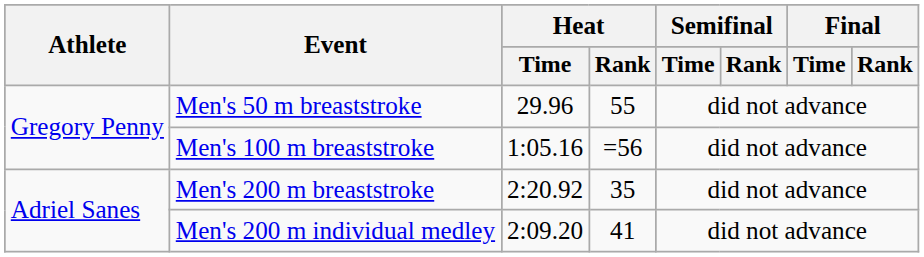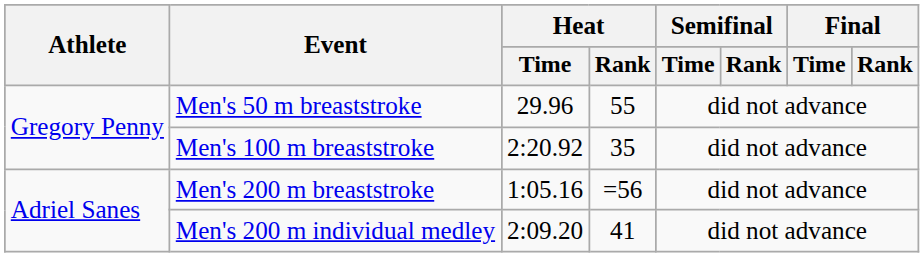(545, 148) 1:05.16 -> (545, 148) 2:20.92
(623, 148) =56 -> (623, 148) 35
(545, 189) 2:20.92 -> (545, 189) 1:05.16
(623, 189) 35 -> (623, 189) =56
